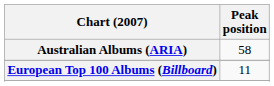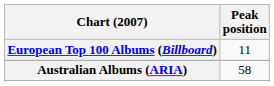rows swapped: (112, 49) <-> (112, 70)
